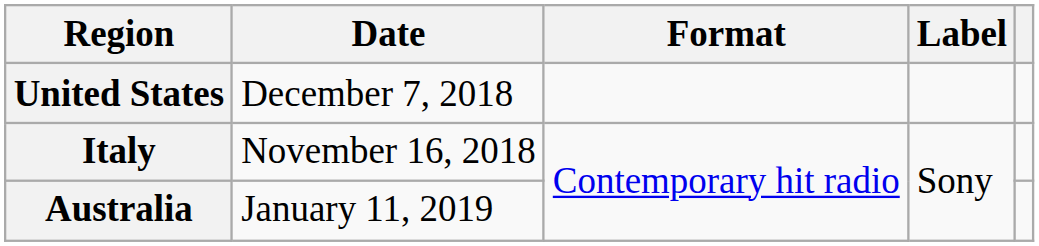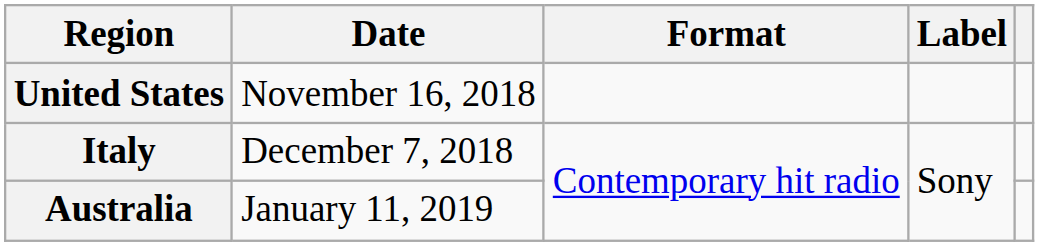(377, 92) December 7, 2018 -> (388, 92) November 16, 2018
(388, 151) November 16, 2018 -> (377, 151) December 7, 2018
